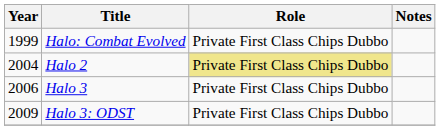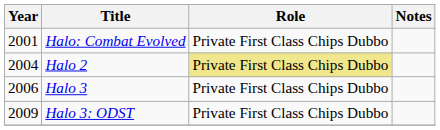(23, 40) 1999 -> (23, 40) 2001
